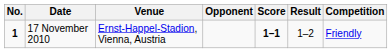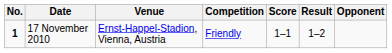columns swapped: (229, 12) <-> (355, 12)
(271, 34) bold -> (283, 34) normal
